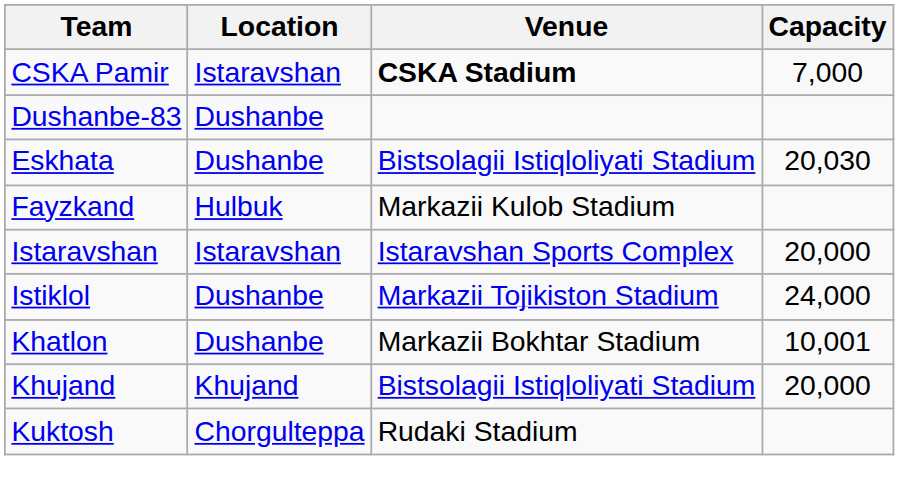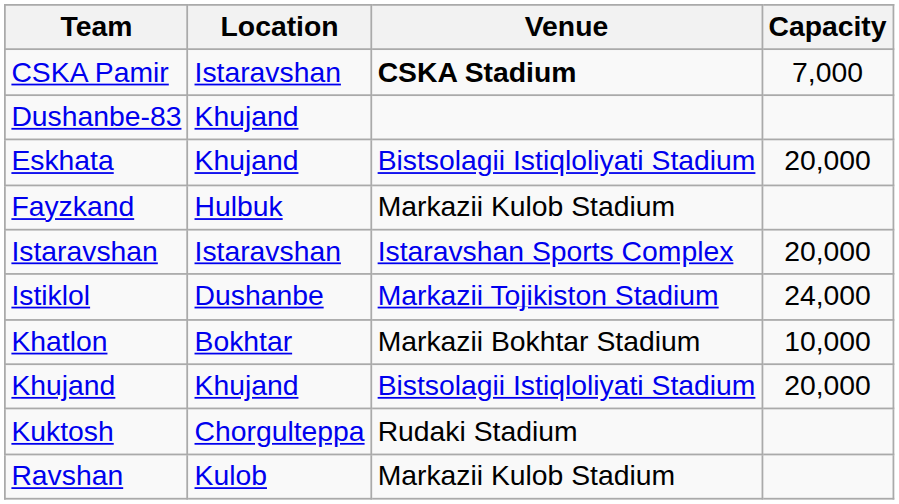(259, 116) Dushanbe -> (246, 116) Khujand
(259, 161) Dushanbe -> (246, 161) Khujand
(827, 161) 20,030 -> (827, 161) 20,000
(259, 341) Dushanbe -> (243, 341) Bokhtar
(827, 341) 10,001 -> (827, 341) 10,000
+ row: (67, 476)
